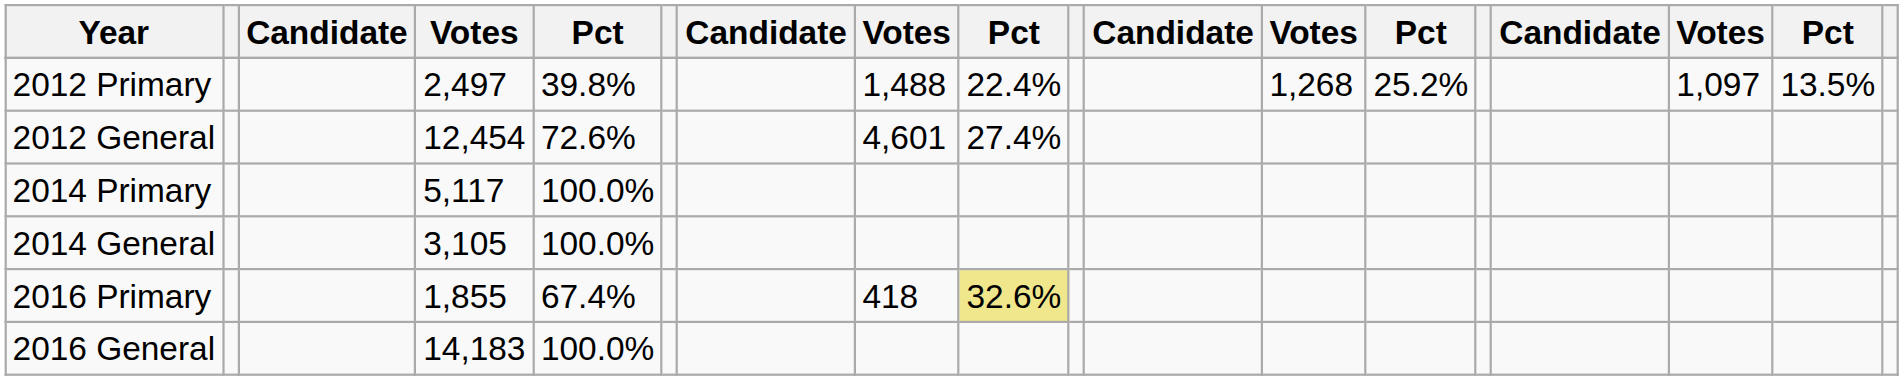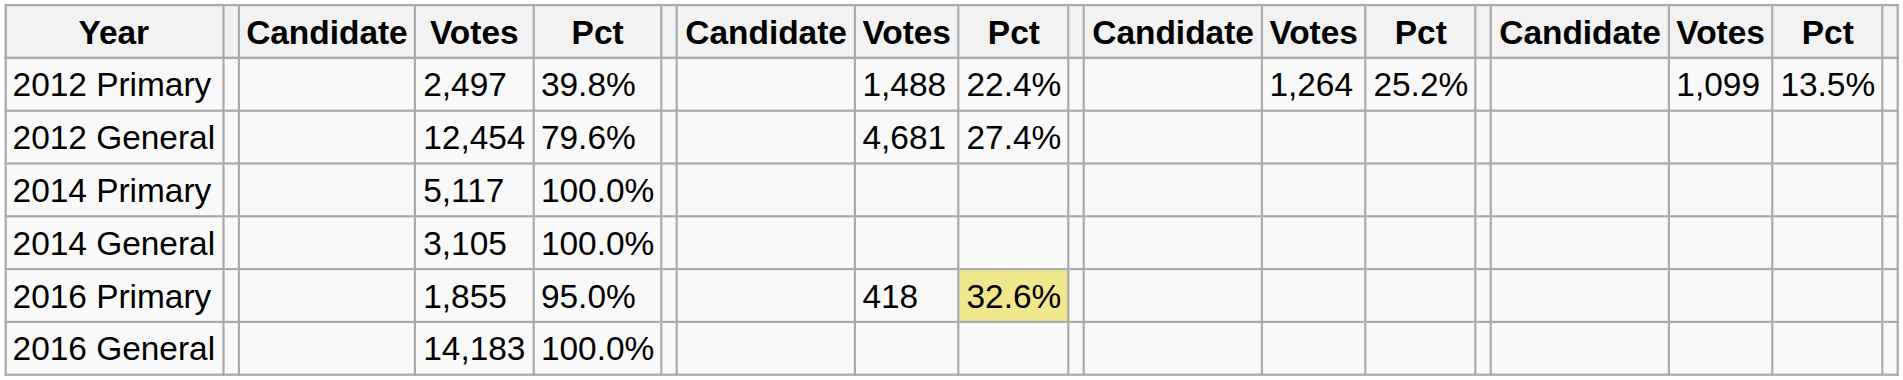(1311, 85) 1,268 -> (1311, 85) 1,264
(1718, 85) 1,097 -> (1718, 85) 1,099
(588, 137) 72.6% -> (588, 137) 79.6%
(904, 137) 4,601 -> (904, 137) 4,681
(588, 296) 67.4% -> (588, 296) 95.0%
